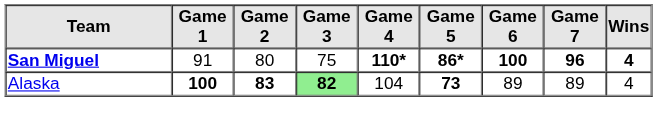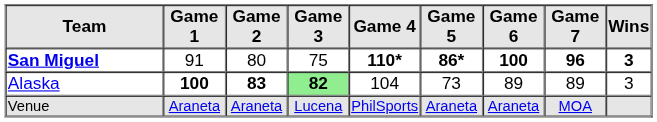(629, 60) 4 -> (629, 60) 3
(451, 83) bold -> (451, 83) normal
(629, 83) 4 -> (629, 83) 3
+ row: (29, 106)
